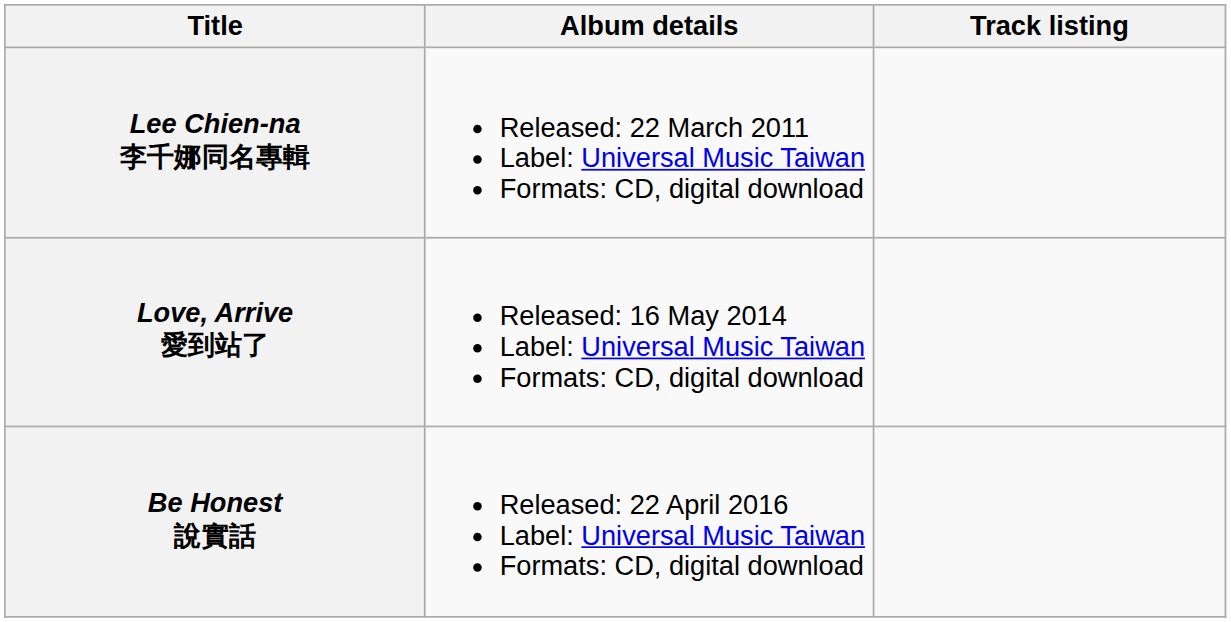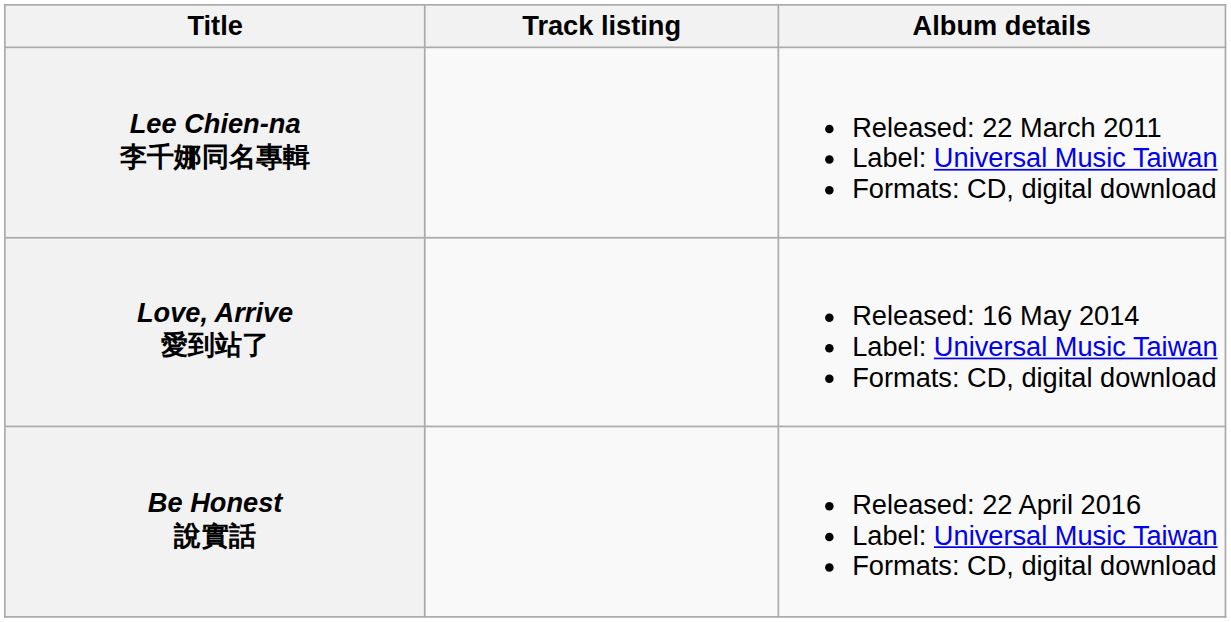columns swapped: (649, 26) <-> (1049, 26)
